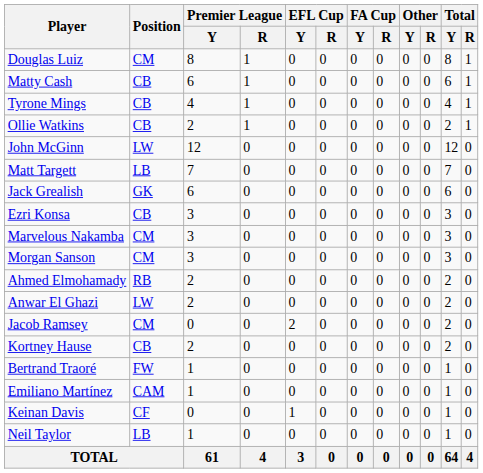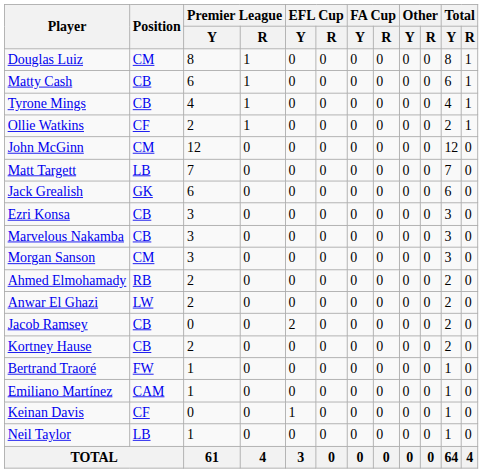(142, 125) CB -> (141, 125) CF
(143, 147) LW -> (144, 147) CM
(144, 236) CM -> (142, 236) CB
(144, 324) CM -> (142, 324) CB
